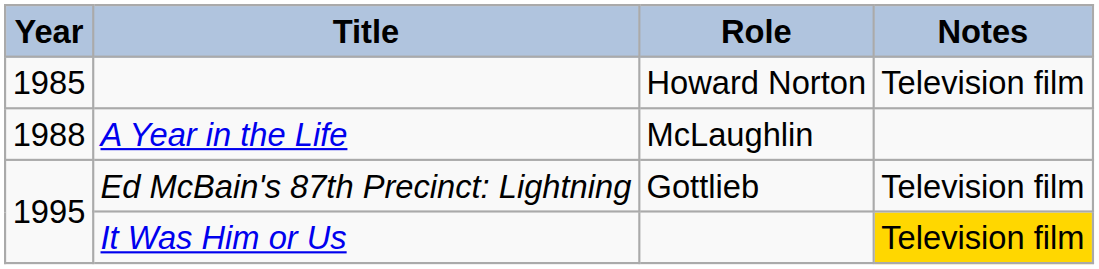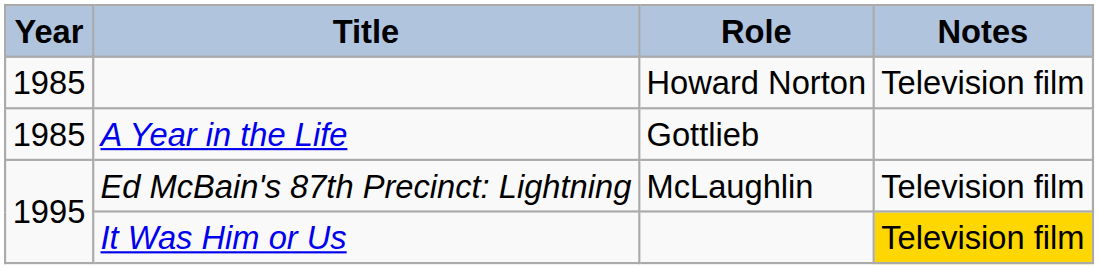(49, 135) 1988 -> (49, 135) 1985
(730, 135) McLaughlin -> (703, 135) Gottlieb
(703, 186) Gottlieb -> (730, 186) McLaughlin
